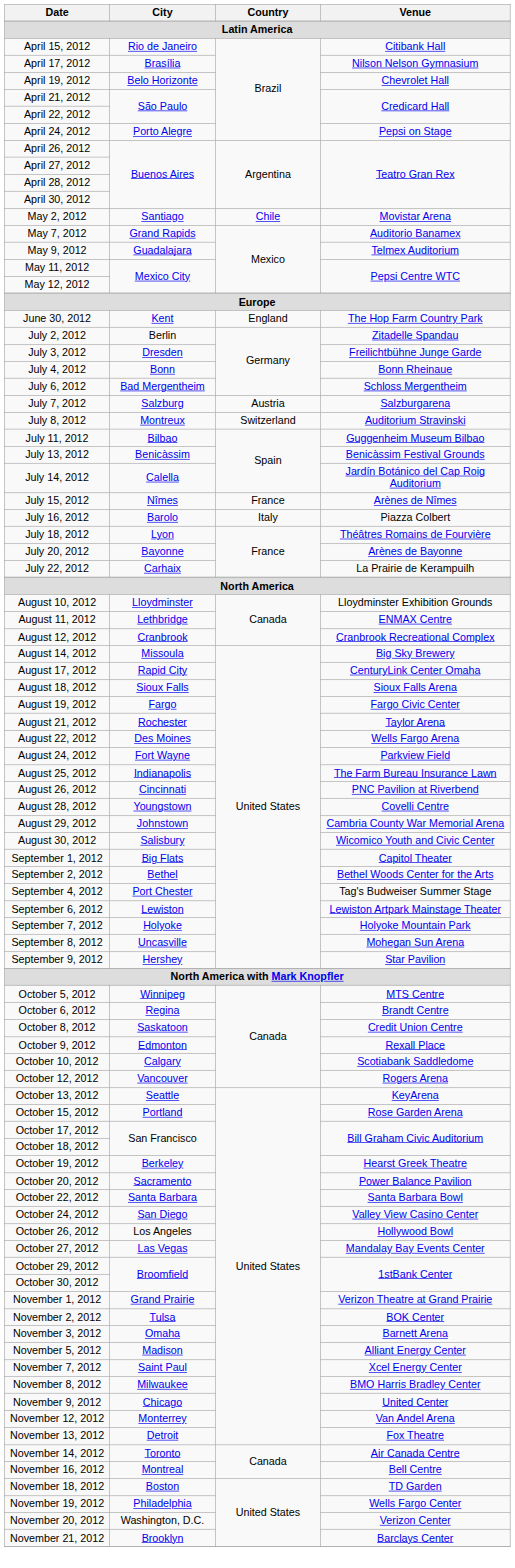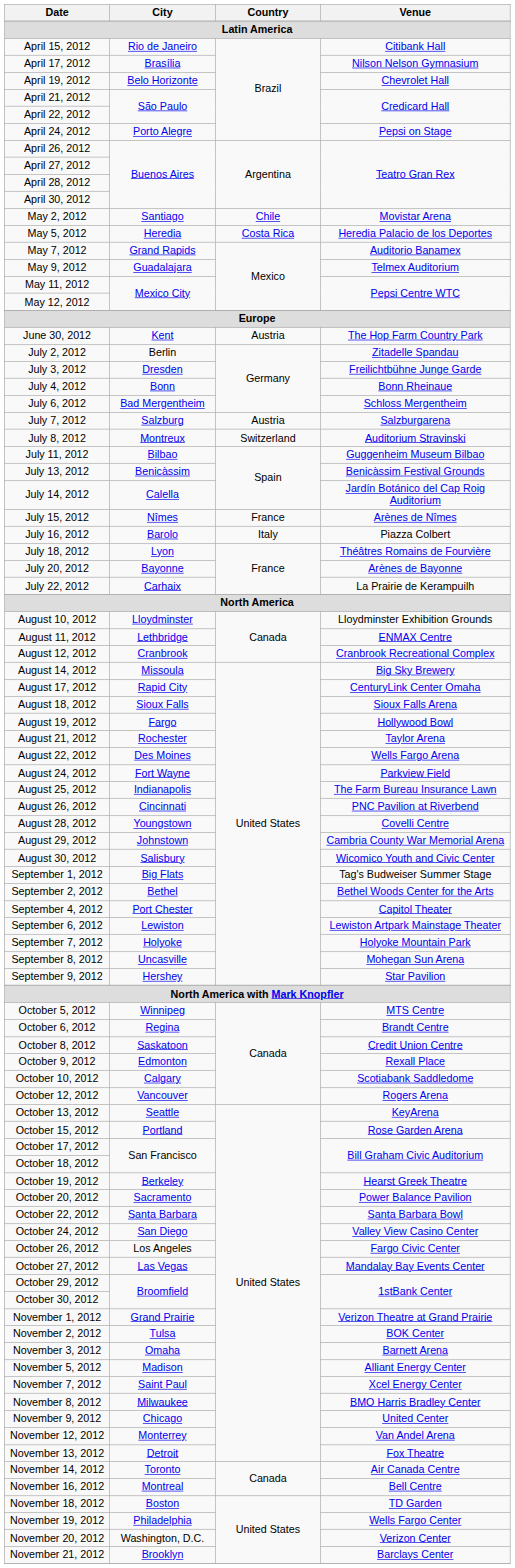+ row: (57, 234)
(268, 319) England -> (268, 336) Austria
(415, 705) Fargo Civic Center -> (415, 722) Hollywood Bowl
(415, 858) Capitol Theater -> (415, 875) Tag's Budweiser Summer Stage
(415, 892) Tag's Budweiser Summer Stage -> (415, 909) Capitol Theater
(415, 1232) Hollywood Bowl -> (415, 1249) Fargo Civic Center
